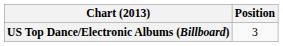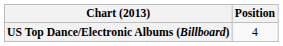(255, 32) 3 -> (255, 32) 4
